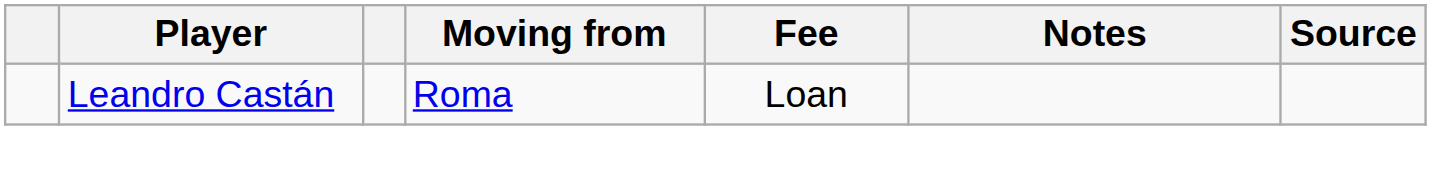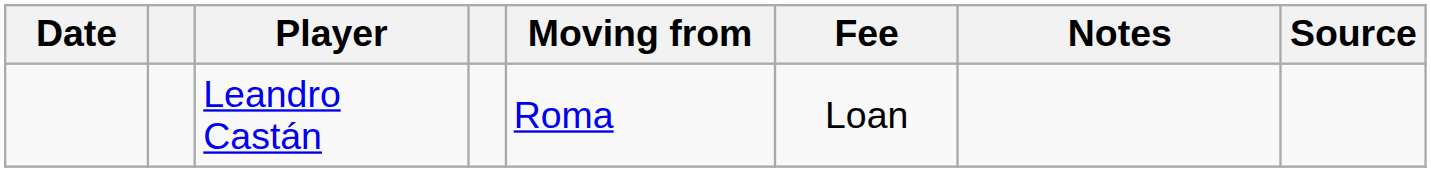+ column: (77, 34)
